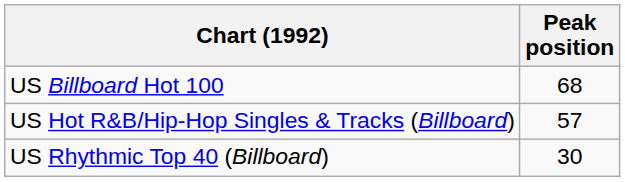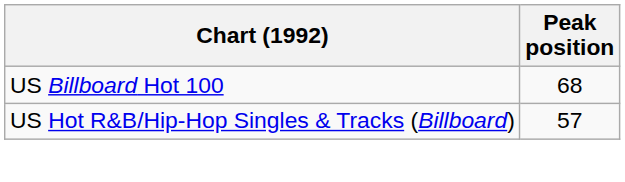- row: (169, 157)
